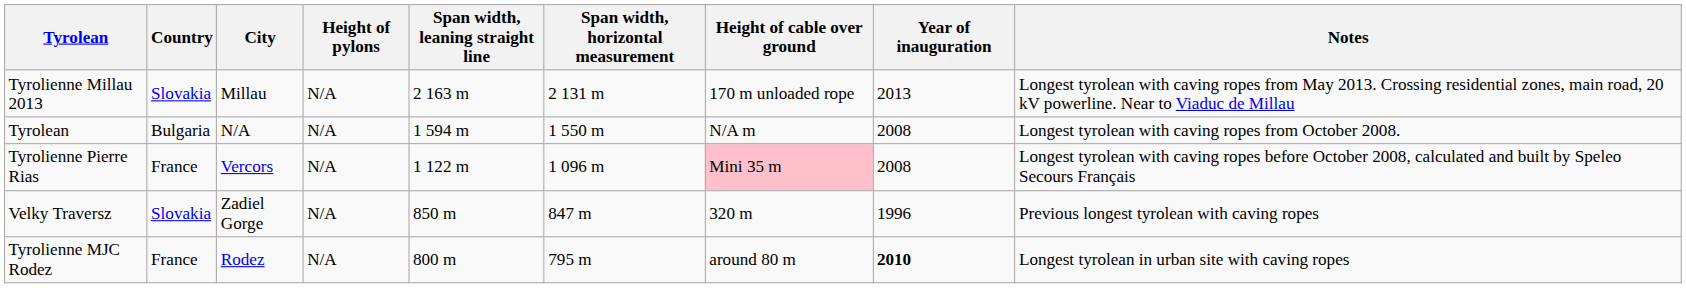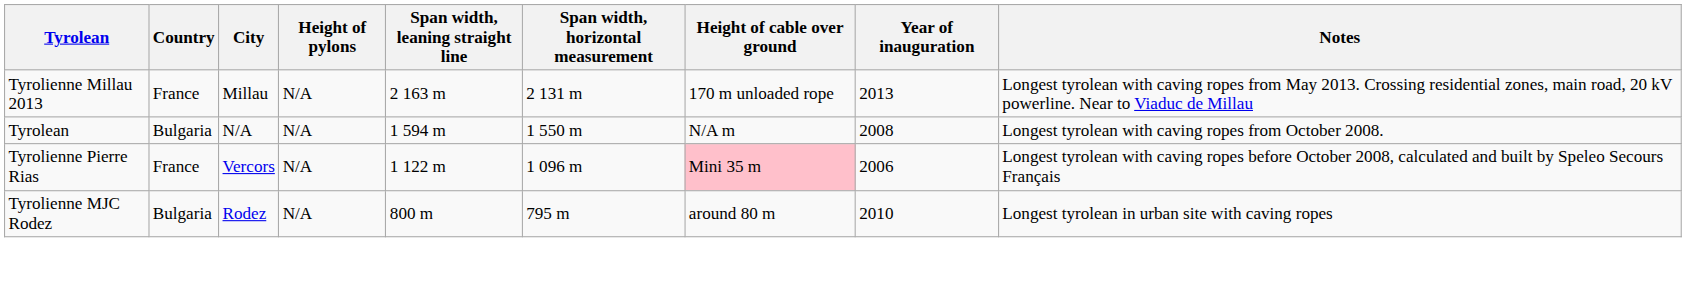(181, 93) Slovakia -> (176, 93) France
(894, 166) 2008 -> (876, 166) 2006
- row: (60, 213)
(174, 259) France -> (182, 213) Bulgaria
(894, 259) bold -> (876, 213) normal
